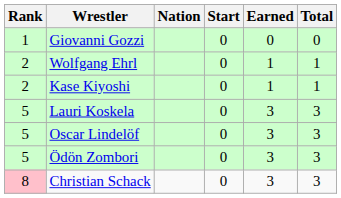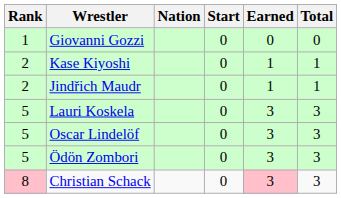- row: (93, 63)
+ row: (95, 87)
(270, 181) no background -> (270, 181) pink background
